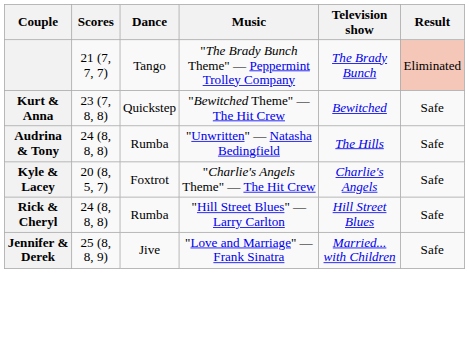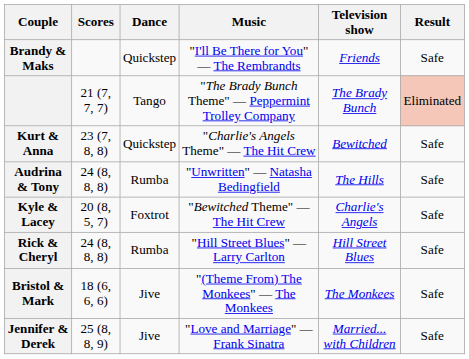+ row: (38, 57)
(249, 108) "Bewitched Theme" — The Hit Crew -> (249, 143) "Charlie's Angels Theme" — The Hit Crew
(249, 179) "Charlie's Angels Theme" — The Hit Crew -> (249, 214) "Bewitched Theme" — The Hit Crew
+ row: (38, 293)
